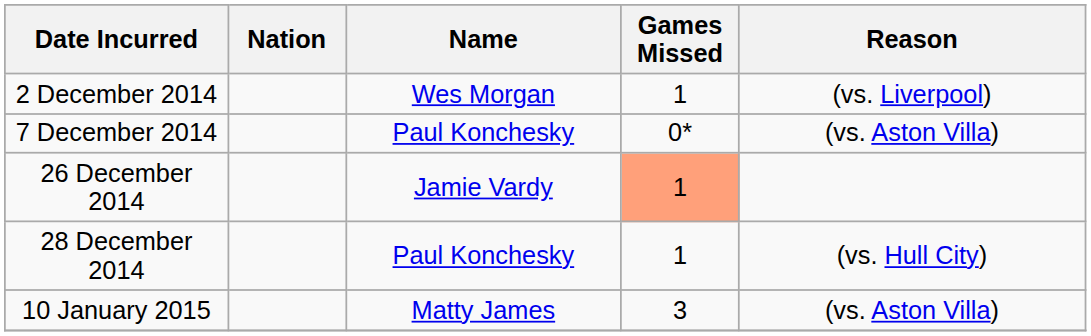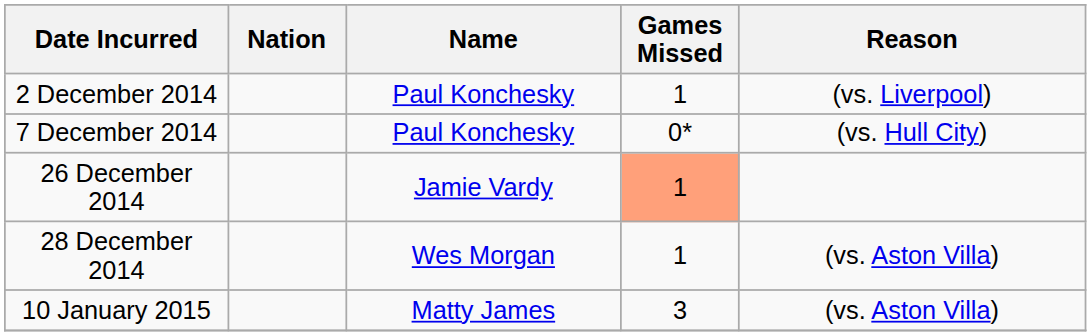(483, 93) Wes Morgan -> (483, 93) Paul Konchesky
(912, 134) (vs. Aston Villa) -> (912, 134) (vs. Hull City)
(483, 256) Paul Konchesky -> (483, 256) Wes Morgan
(912, 256) (vs. Hull City) -> (912, 256) (vs. Aston Villa)
